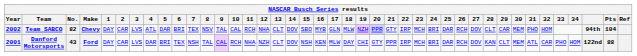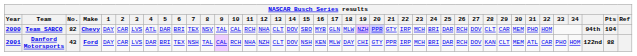(13, 29) 2002 -> (13, 29) 2000
